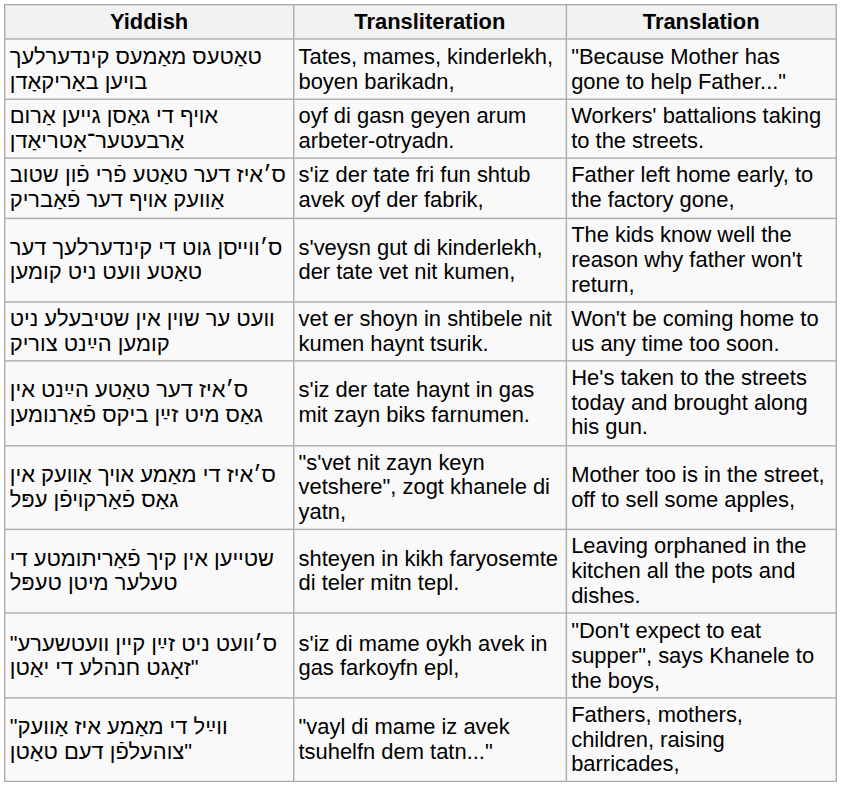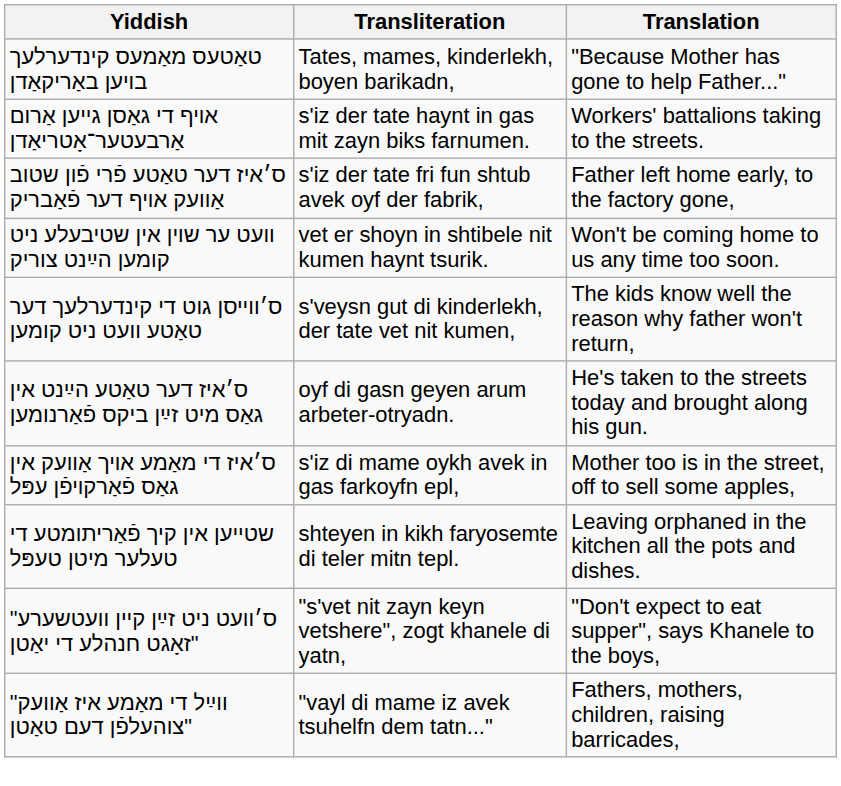(412, 128) oyf di gasn geyen arum arbeter-otryadn. -> (416, 128) s'iz der tate haynt in gas mit zayn biks farnumen.
rows swapped: (142, 331) <-> (146, 259)
(416, 403) s'iz der tate haynt in gas mit zayn biks farnumen. -> (412, 403) oyf di gasn geyen arum arbeter-otryadn.
(424, 487) "s'vet nit zayn keyn vetshere", zogt khanele di yatn, -> (423, 474) s'iz di mame oykh avek in gas farkoyfn epl,
(423, 655) s'iz di mame oykh avek in gas farkoyfn epl, -> (424, 630) "s'vet nit zayn keyn vetshere", zogt khanele di yatn,
